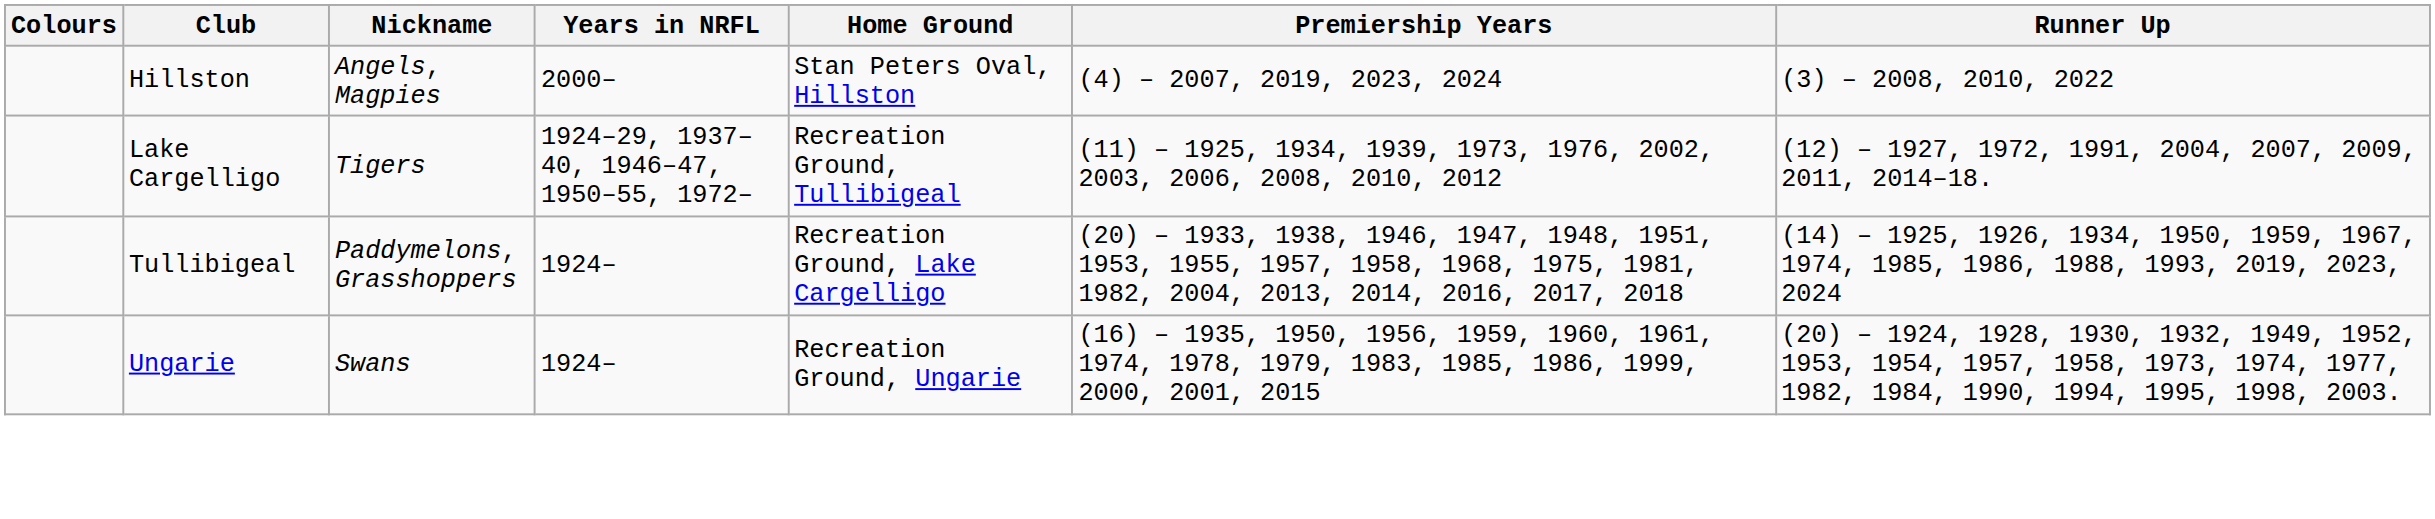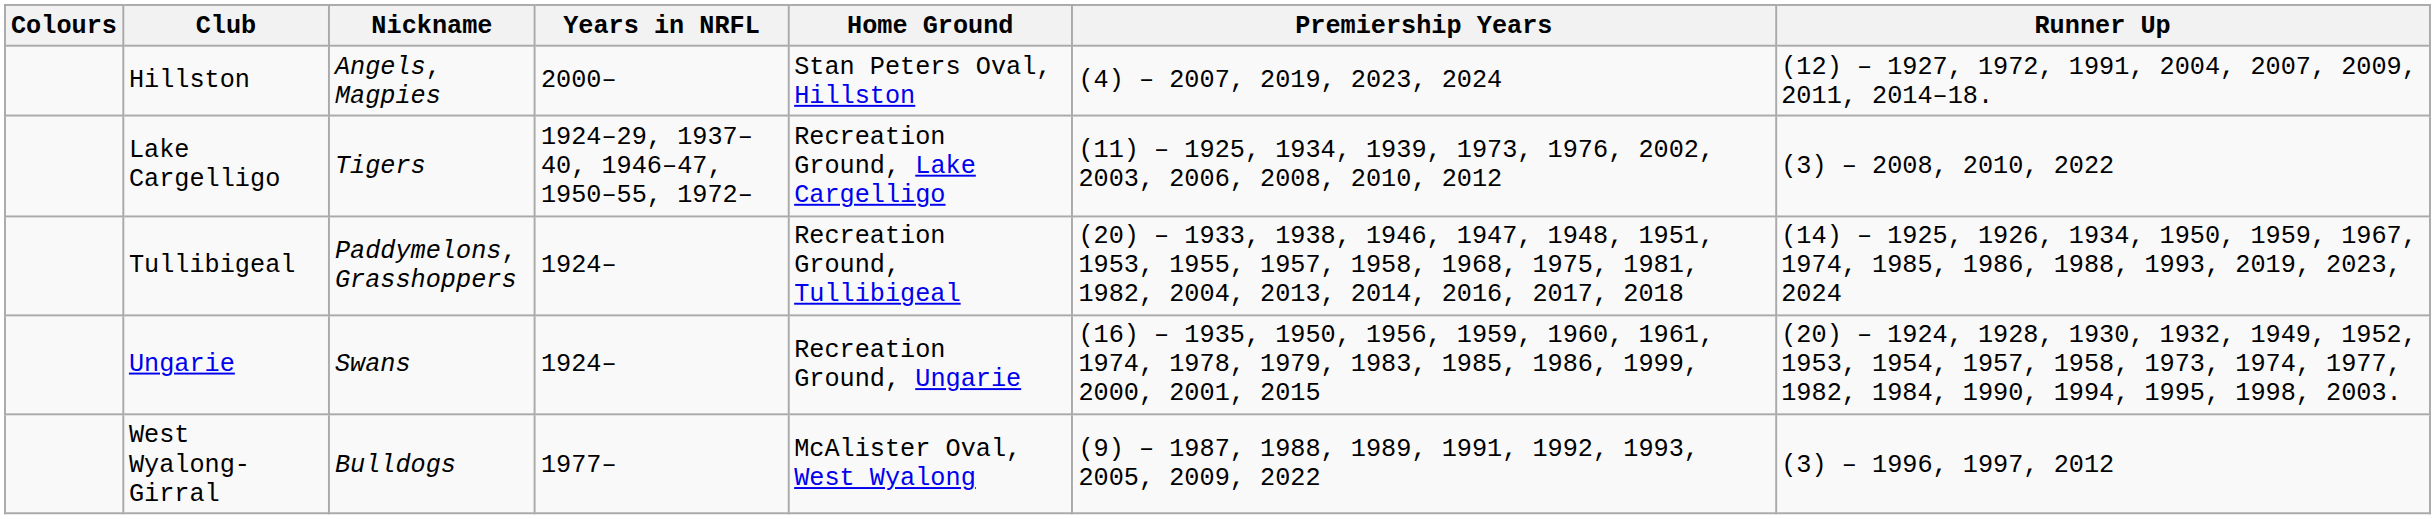(1948, 81) (3) – 2008, 2010, 2022 -> (2099, 81) (12) – 1927, 1972, 1991, 2004, 2007, 2009, 2011, 2014–18.
(877, 166) Recreation Ground, Tullibigeal -> (885, 166) Recreation Ground, Lake Cargelligo
(2099, 166) (12) – 1927, 1972, 1991, 2004, 2007, 2009, 2011, 2014–18. -> (1948, 166) (3) – 2008, 2010, 2022
(885, 265) Recreation Ground, Lake Cargelligo -> (877, 265) Recreation Ground, Tullibigeal
+ row: (189, 464)
